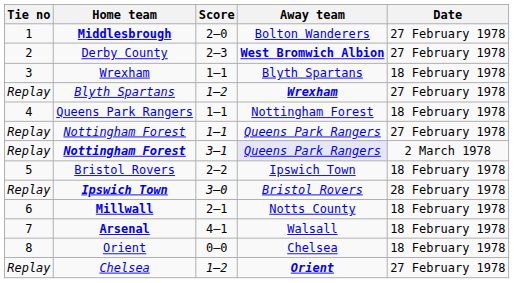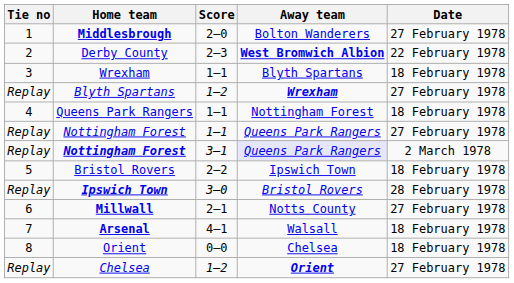(448, 53) 27 February 1978 -> (448, 53) 22 February 1978
(448, 209) 18 February 1978 -> (448, 209) 27 February 1978
